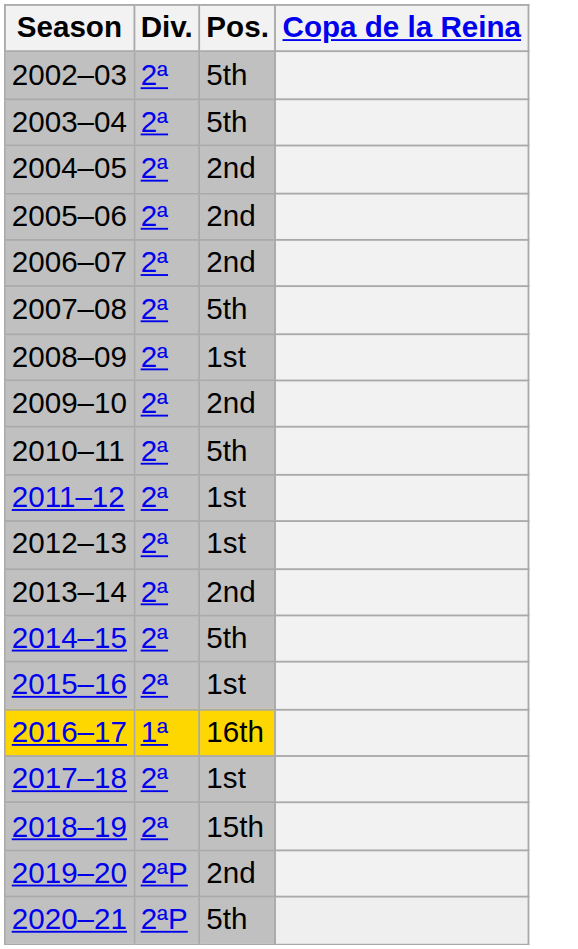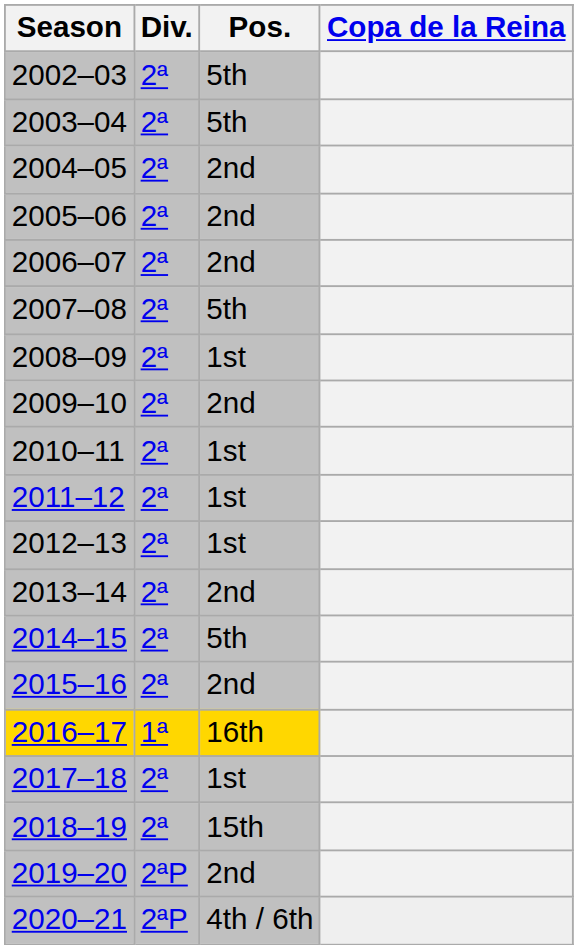(227, 450) 5th -> (226, 450) 1st
(226, 685) 1st -> (231, 685) 2nd
(227, 919) 5th -> (260, 919) 4th / 6th
